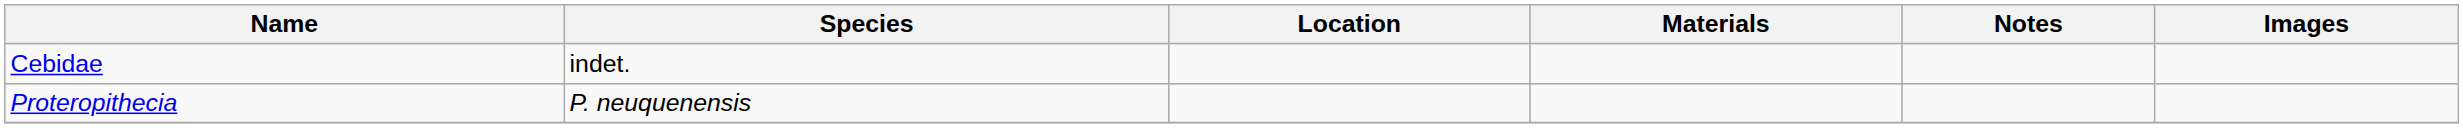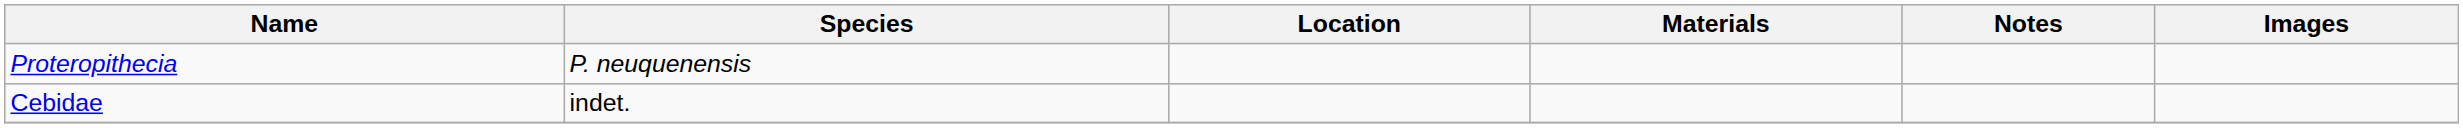rows swapped: (57, 63) <-> (94, 102)
